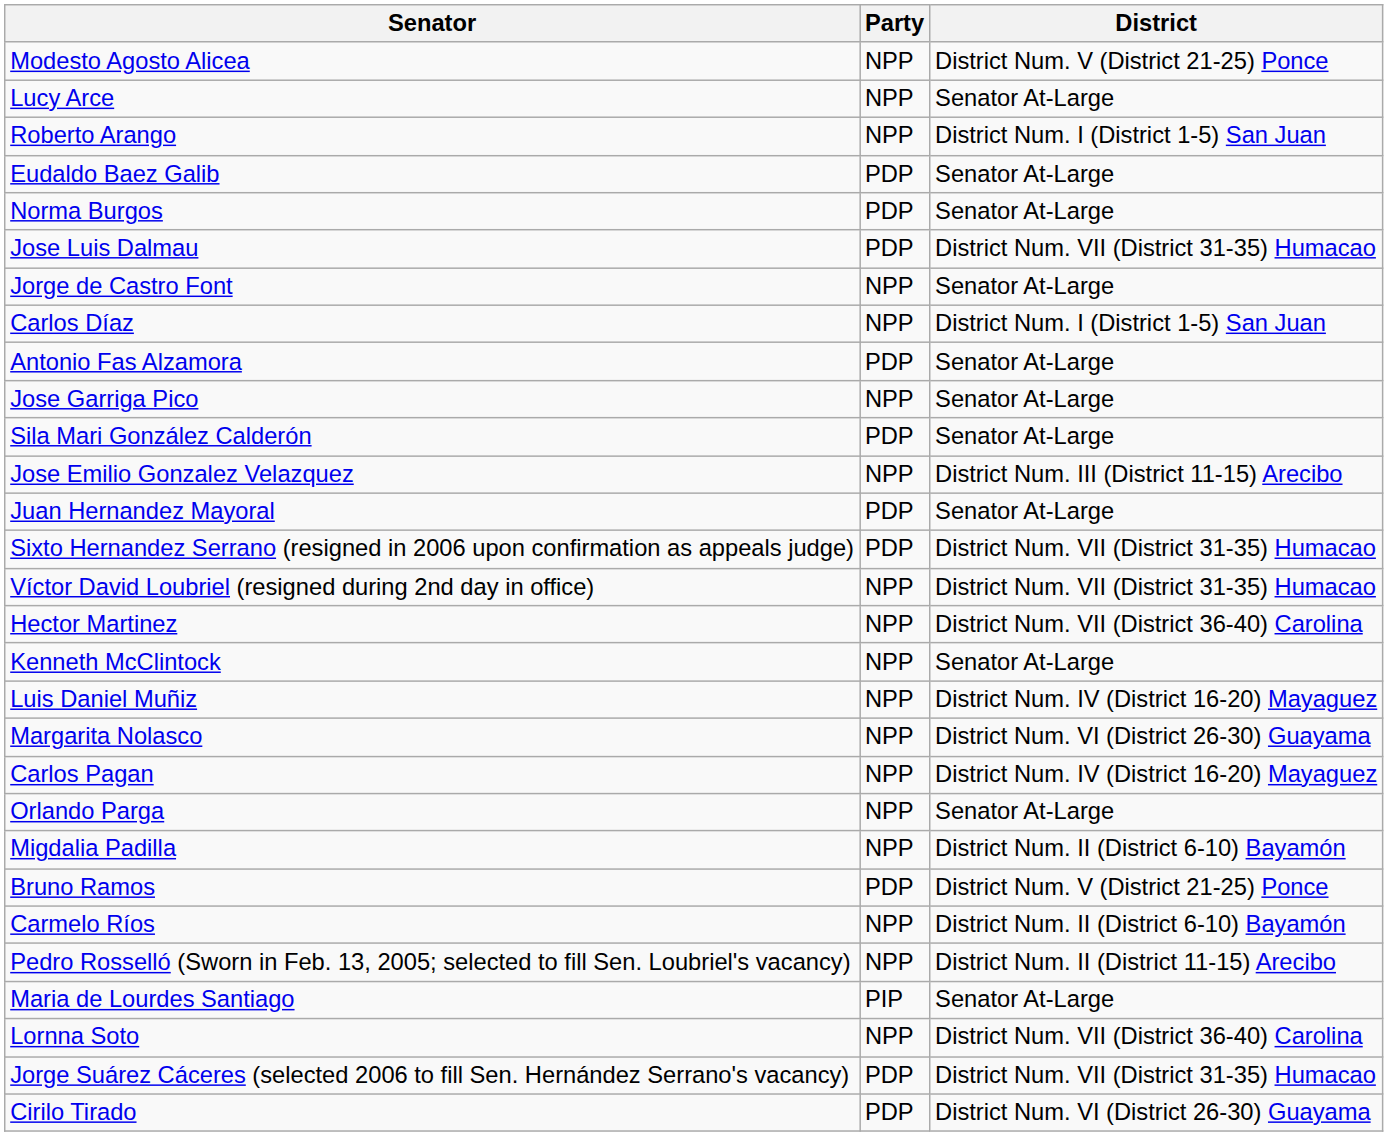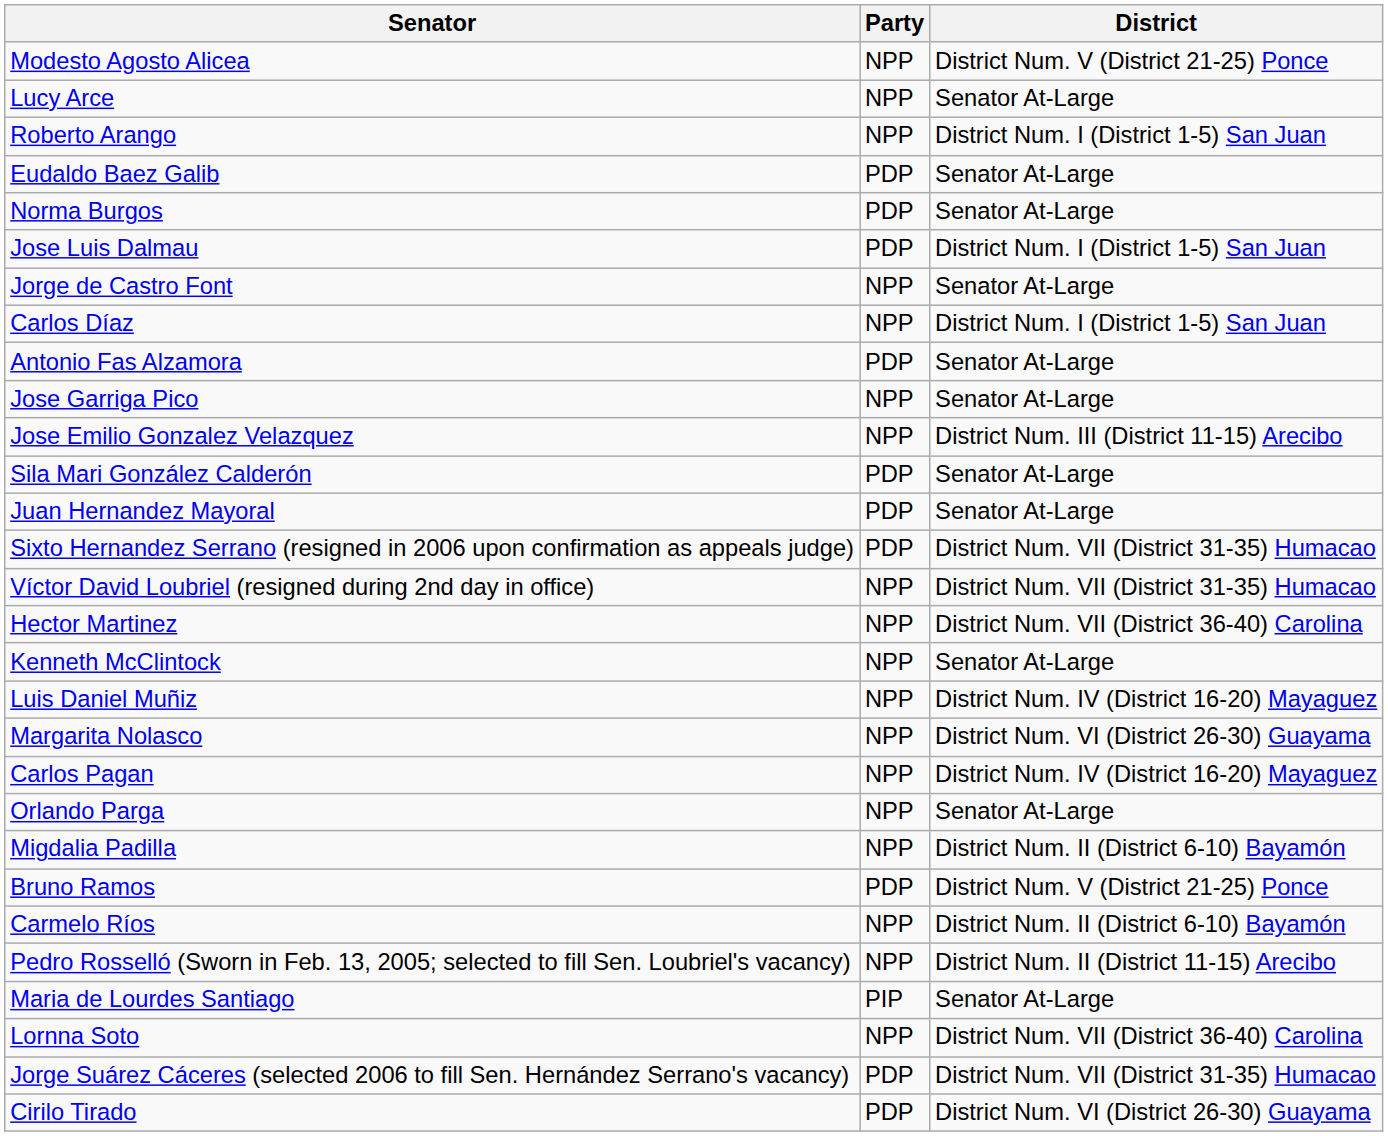(1155, 248) District Num. VII (District 31-35) Humacao -> (1130, 248) District Num. I (District 1-5) San Juan
rows swapped: (161, 436) <-> (182, 473)
